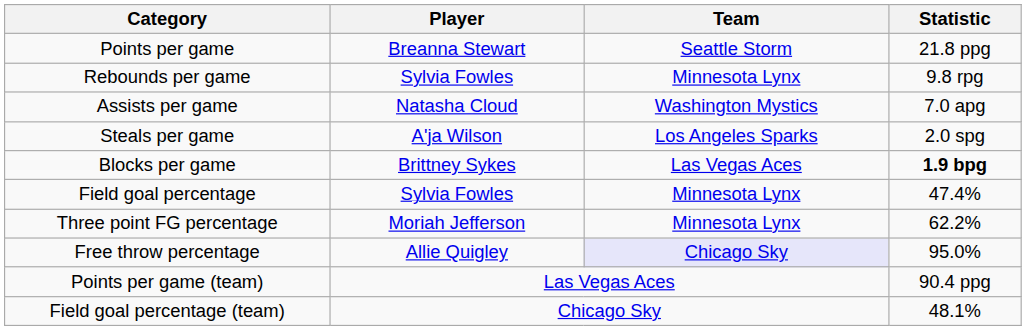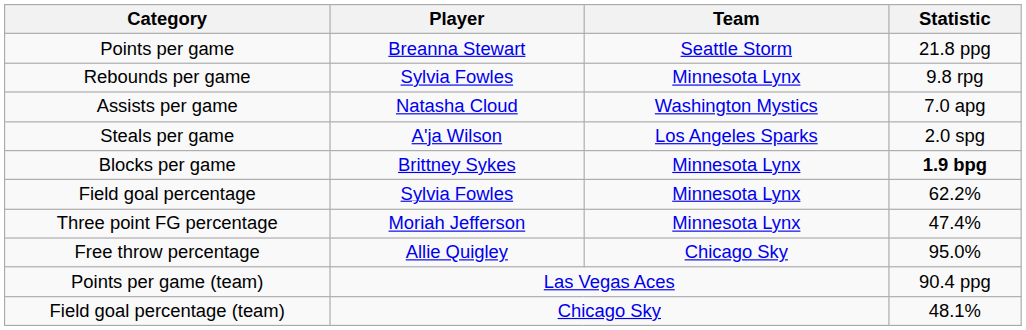(736, 164) Las Vegas Aces -> (736, 164) Minnesota Lynx
(955, 194) 47.4% -> (955, 194) 62.2%
(955, 223) 62.2% -> (955, 223) 47.4%
(736, 252) lavender background -> (736, 252) no background
